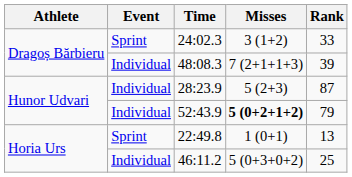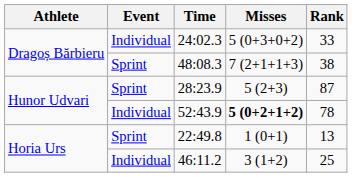(129, 40) Sprint -> (141, 40) Individual
(266, 40) 3 (1+2) -> (266, 40) 5 (0+3+0+2)
(141, 64) Individual -> (129, 64) Sprint
(327, 64) 39 -> (327, 64) 38
(141, 88) Individual -> (129, 88) Sprint
(327, 112) 79 -> (327, 112) 78
(266, 160) 5 (0+3+0+2) -> (266, 160) 3 (1+2)
